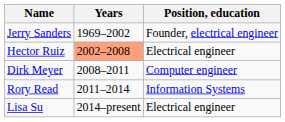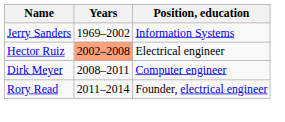(212, 32) Founder, electrical engineer -> (185, 32) Information Systems
(195, 88) Information Systems -> (201, 88) Founder, electrical engineer
- row: (25, 107)
